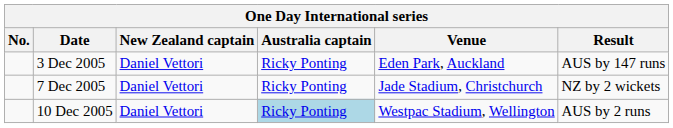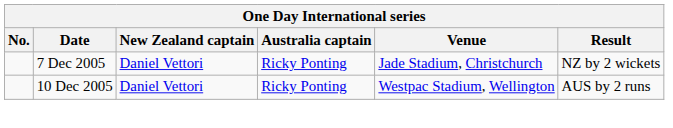- row: (71, 63)
(304, 110) lightblue background -> (304, 87) no background
